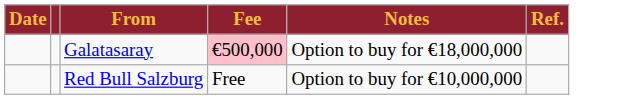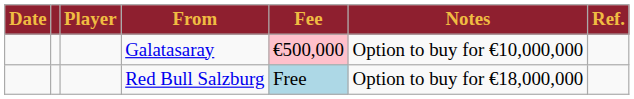+ column: (90, 19)
(407, 49) Option to buy for €18,000,000 -> (468, 49) Option to buy for €10,000,000
(229, 79) no background -> (290, 79) lightblue background
(407, 79) Option to buy for €10,000,000 -> (468, 79) Option to buy for €18,000,000
